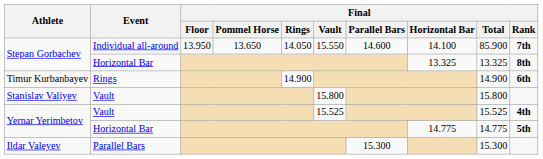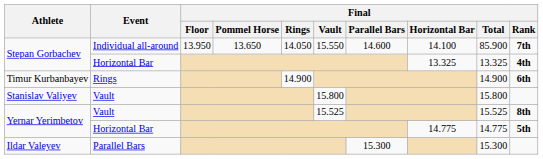(524, 63) 8th -> (524, 63) 4th
(524, 112) 4th -> (524, 112) 8th
